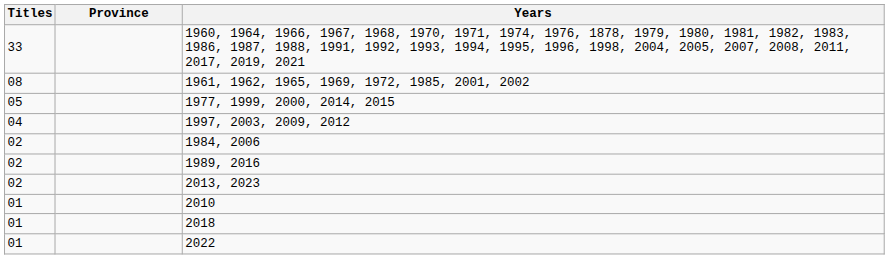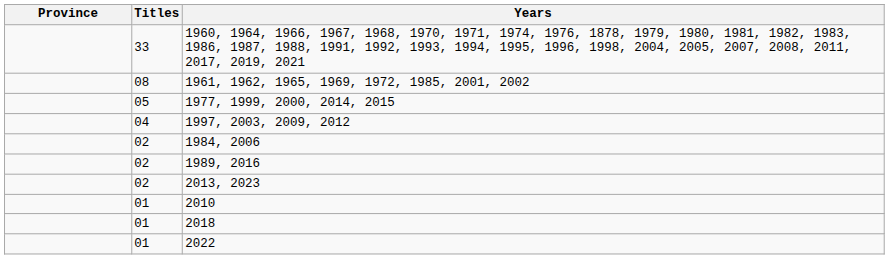columns swapped: (119, 15) <-> (30, 15)
